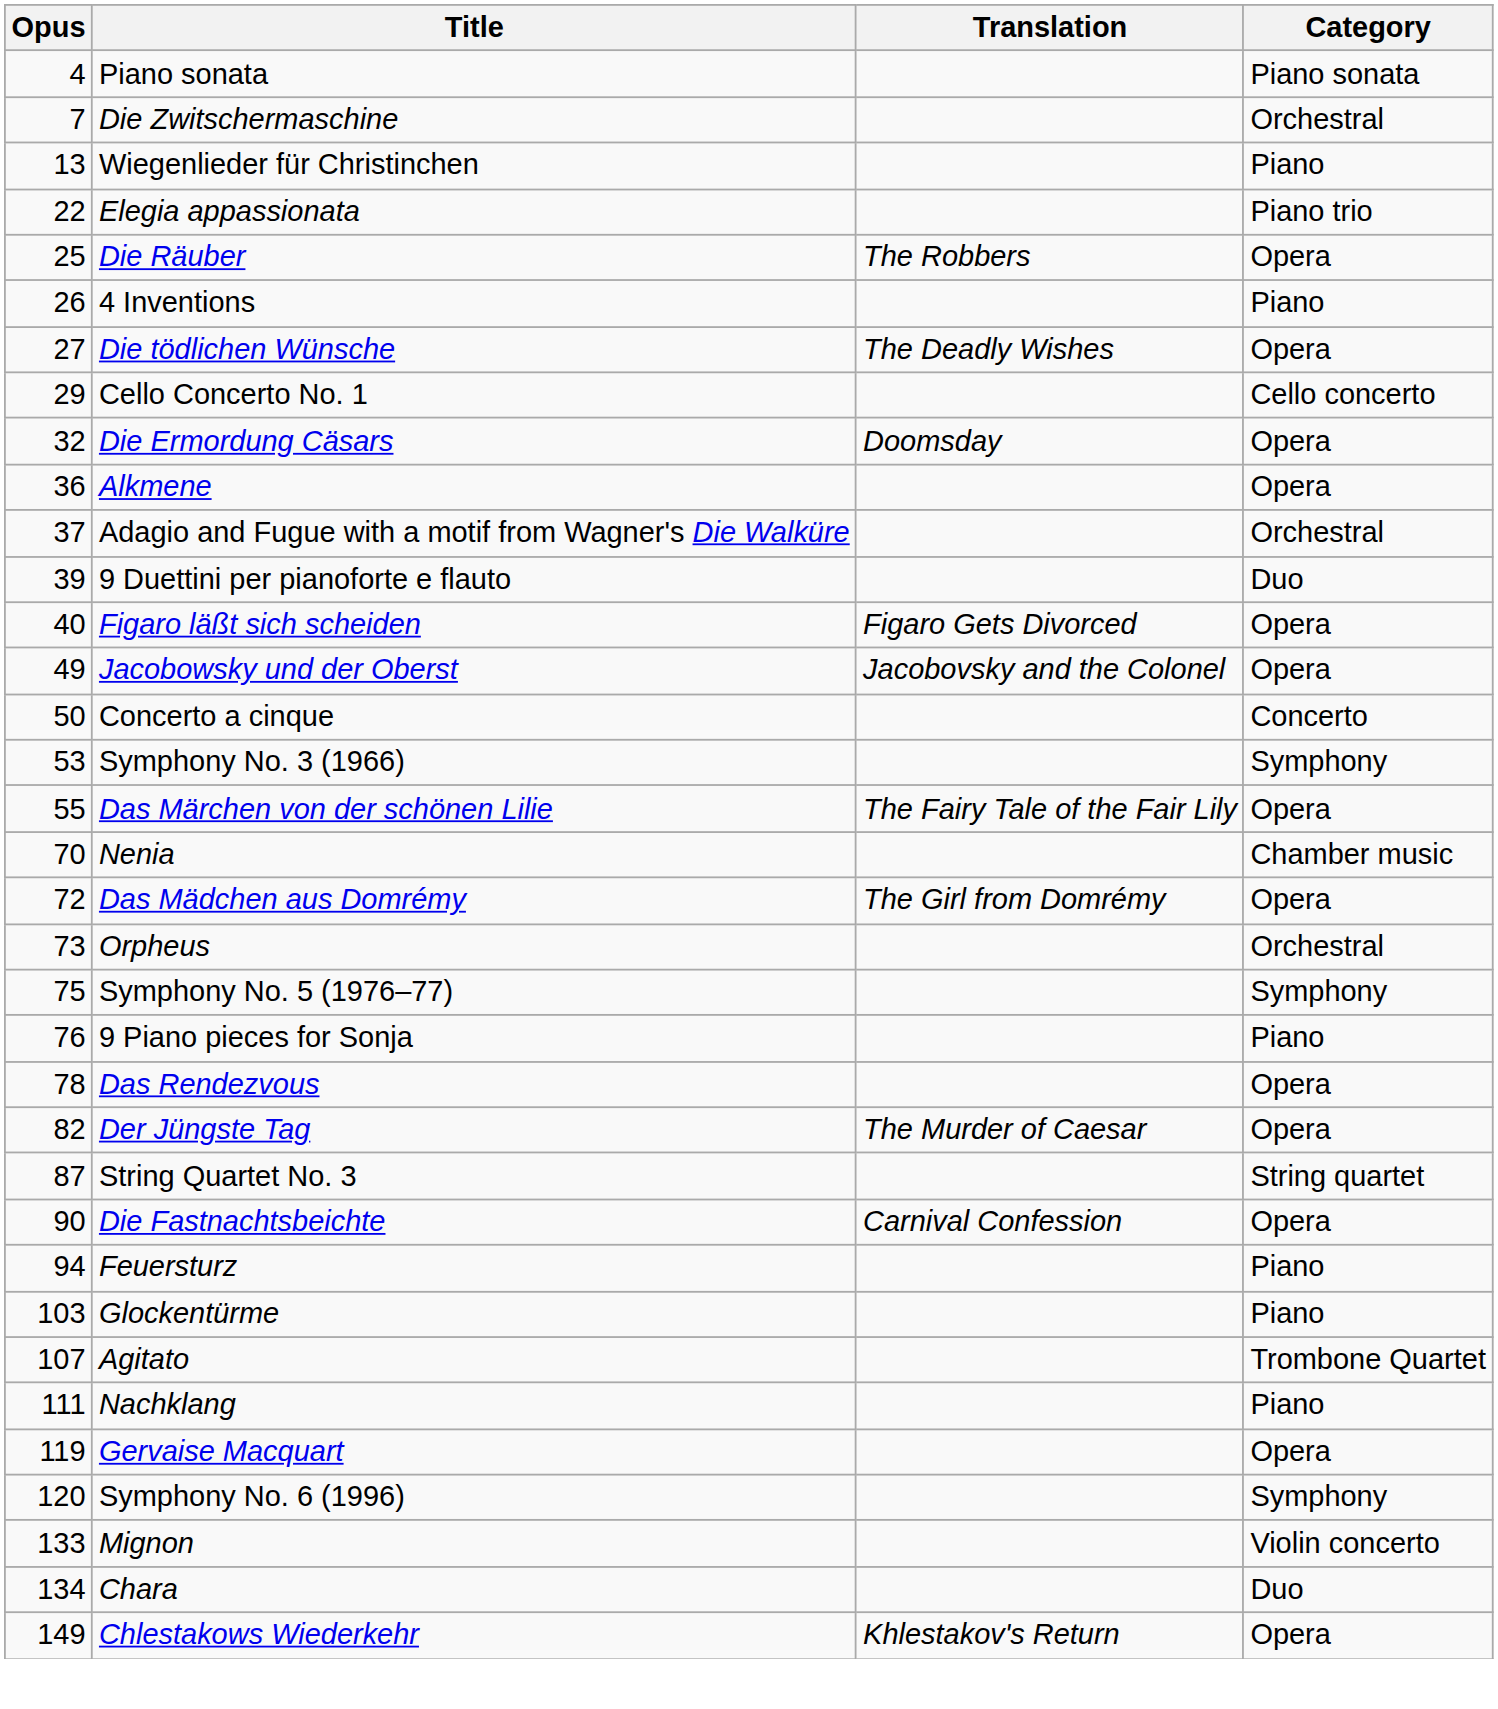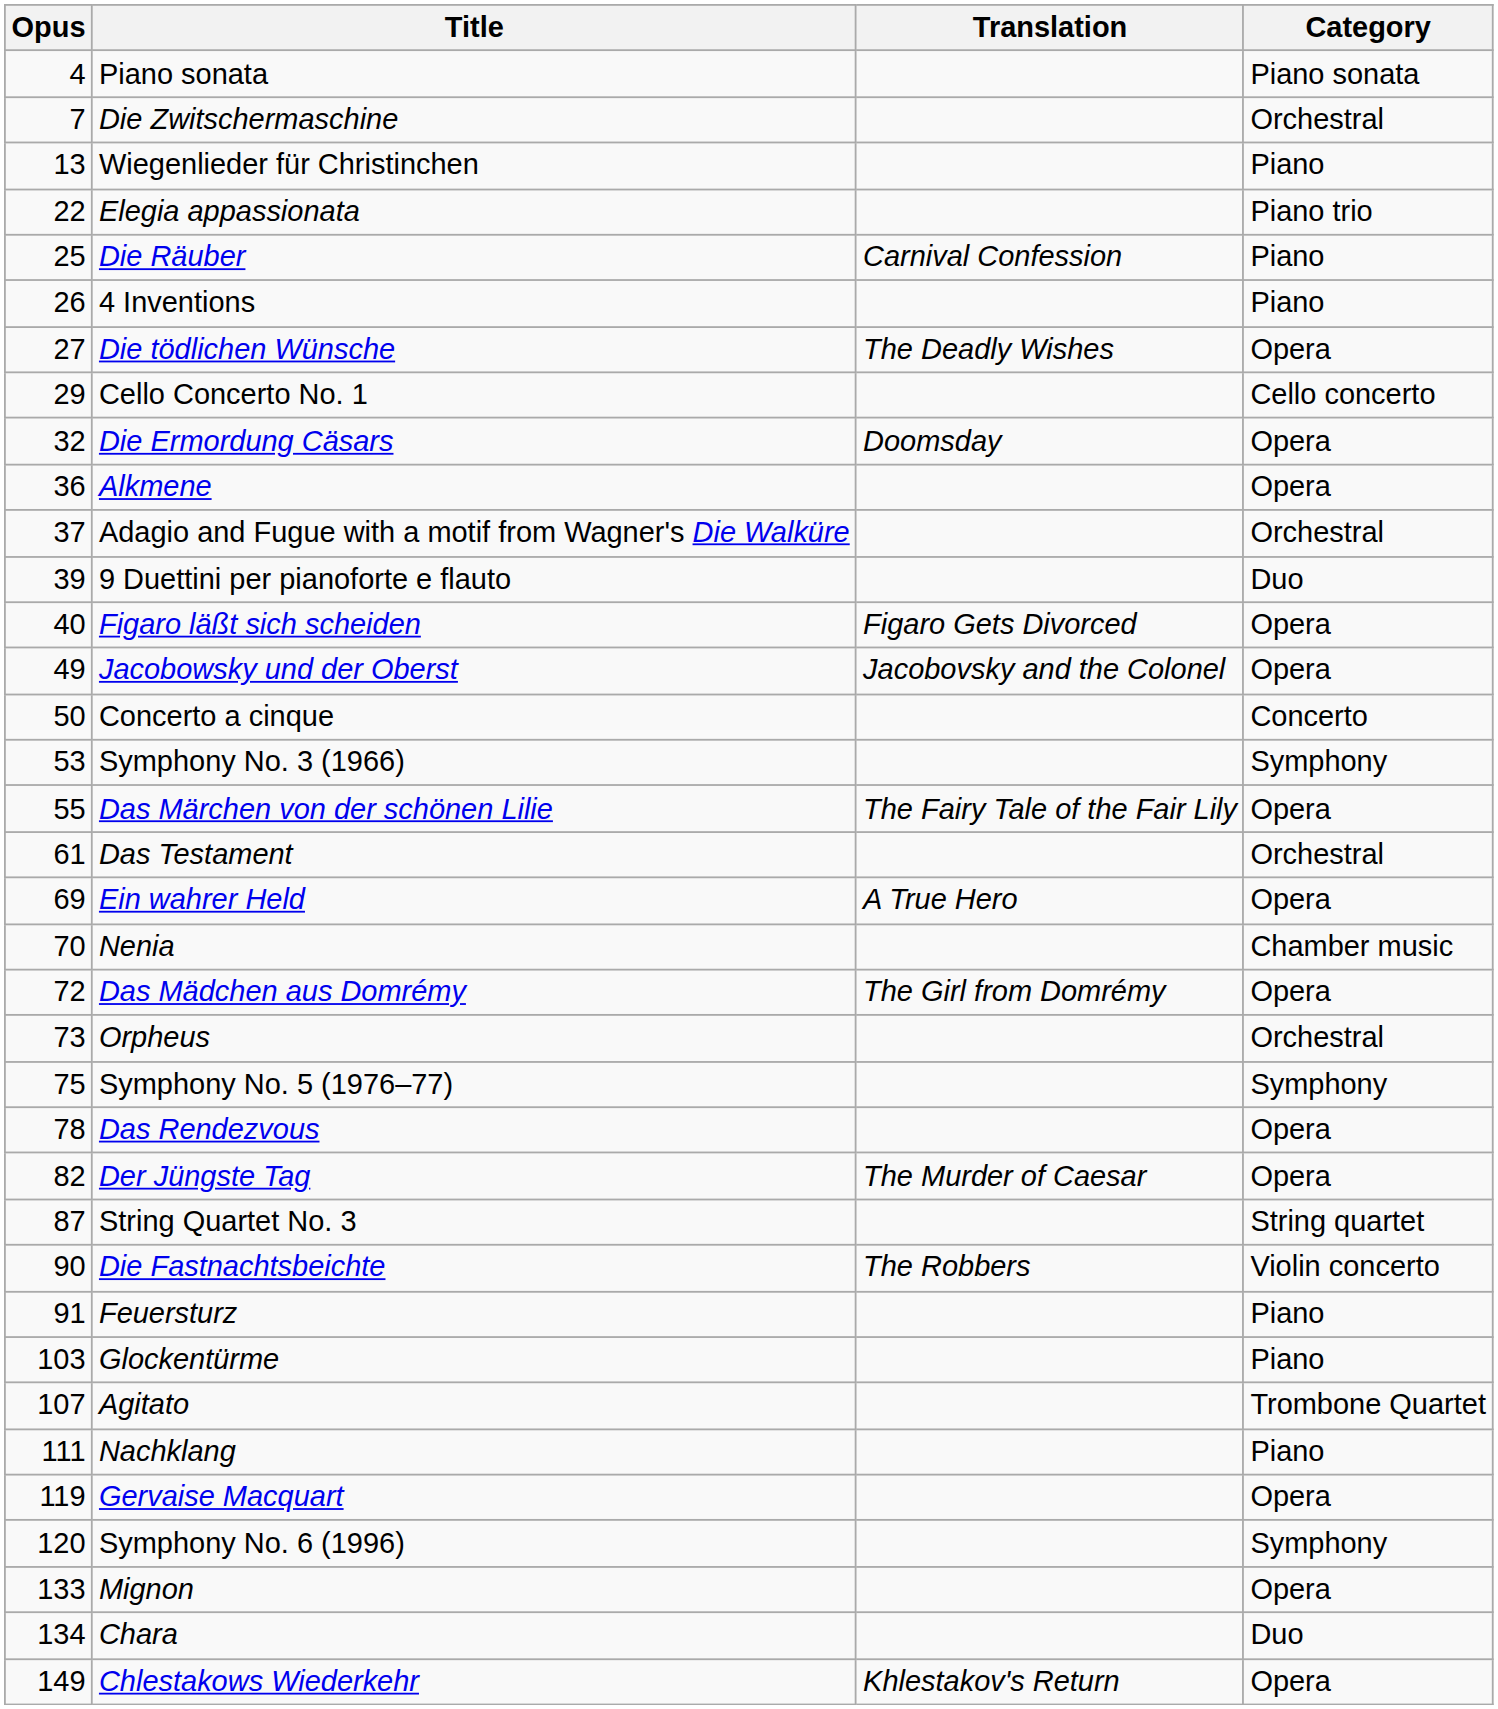(947, 257) The Robbers -> (993, 257) Carnival Confession
(1291, 257) Opera -> (1287, 257) Piano
+ row: (196, 854)
+ row: (202, 900)
- row: (256, 1037)
(993, 1221) Carnival Confession -> (947, 1267) The Robbers
(1291, 1221) Opera -> (1345, 1267) Violin concerto
(69, 1267) 94 -> (69, 1313) 91
(1345, 1543) Violin concerto -> (1291, 1589) Opera
